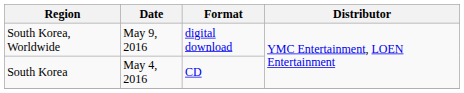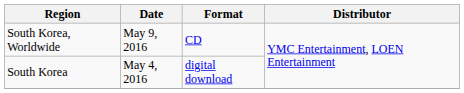(209, 39) digital download -> (193, 39) CD
(193, 72) CD -> (209, 72) digital download
